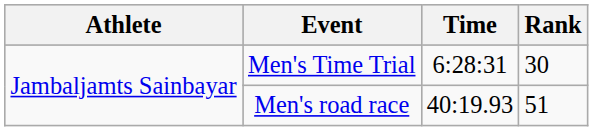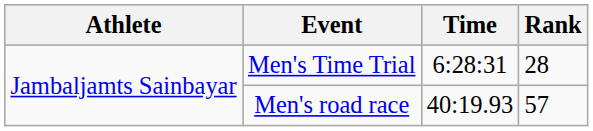(537, 65) 30 -> (537, 65) 28
(537, 105) 51 -> (537, 105) 57
